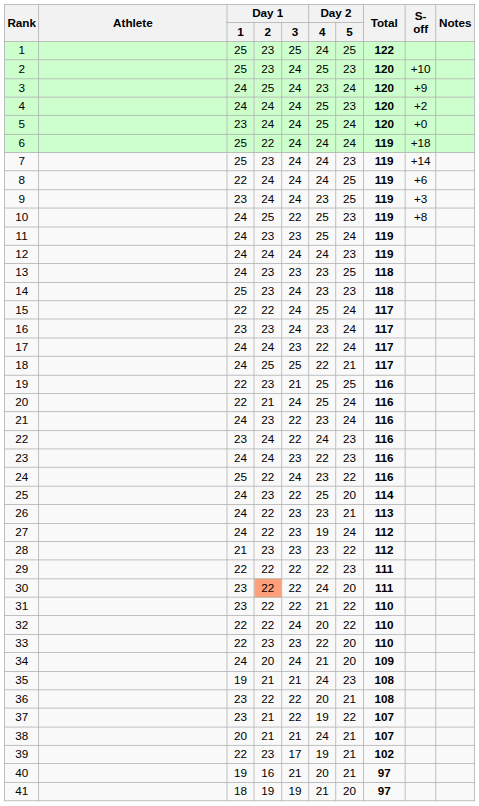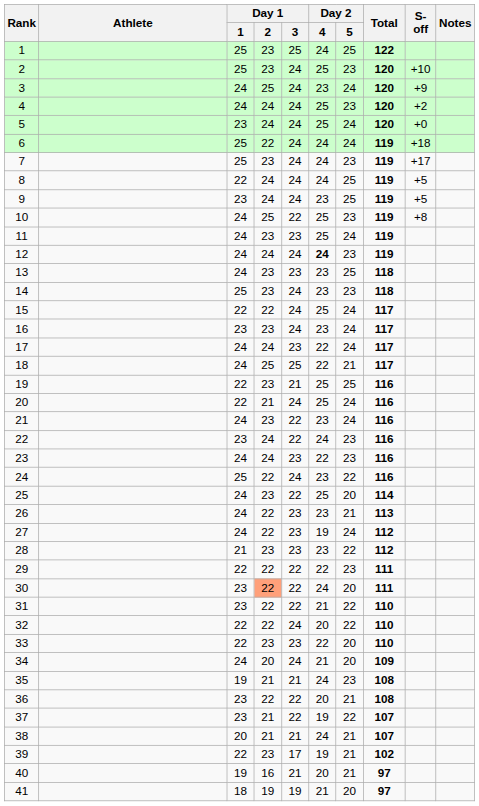(421, 161) +14 -> (421, 161) +17
(421, 180) +6 -> (421, 180) +5
(421, 198) +3 -> (421, 198) +5
(322, 254) normal -> (322, 254) bold
